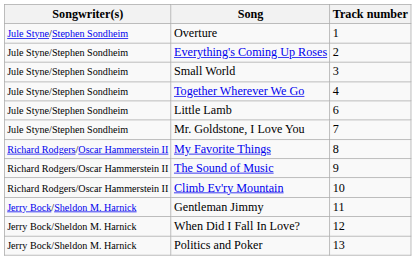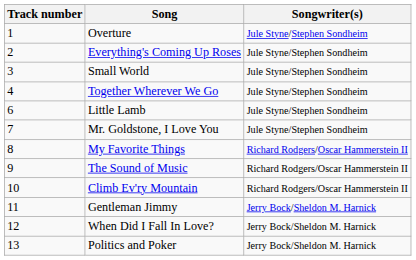columns swapped: (370, 14) <-> (88, 14)
